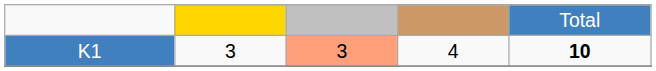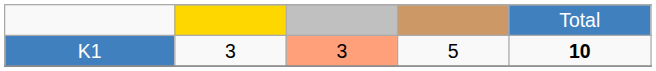(453, 51) 4 -> (453, 51) 5
